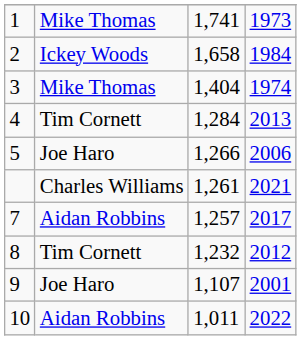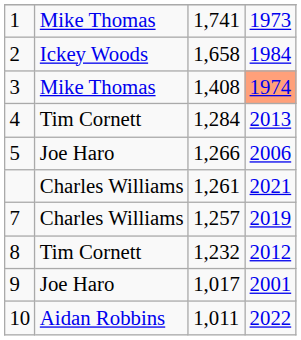(217, 86) 1,404 -> (217, 86) 1,408
(270, 86) no background -> (270, 86) lightsalmon background
(103, 218) Aidan Robbins -> (112, 218) Charles Williams
(270, 218) 2017 -> (270, 218) 2019
(217, 284) 1,107 -> (217, 284) 1,017
